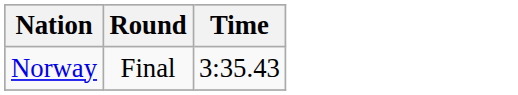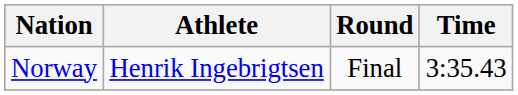+ column: (217, 25)
